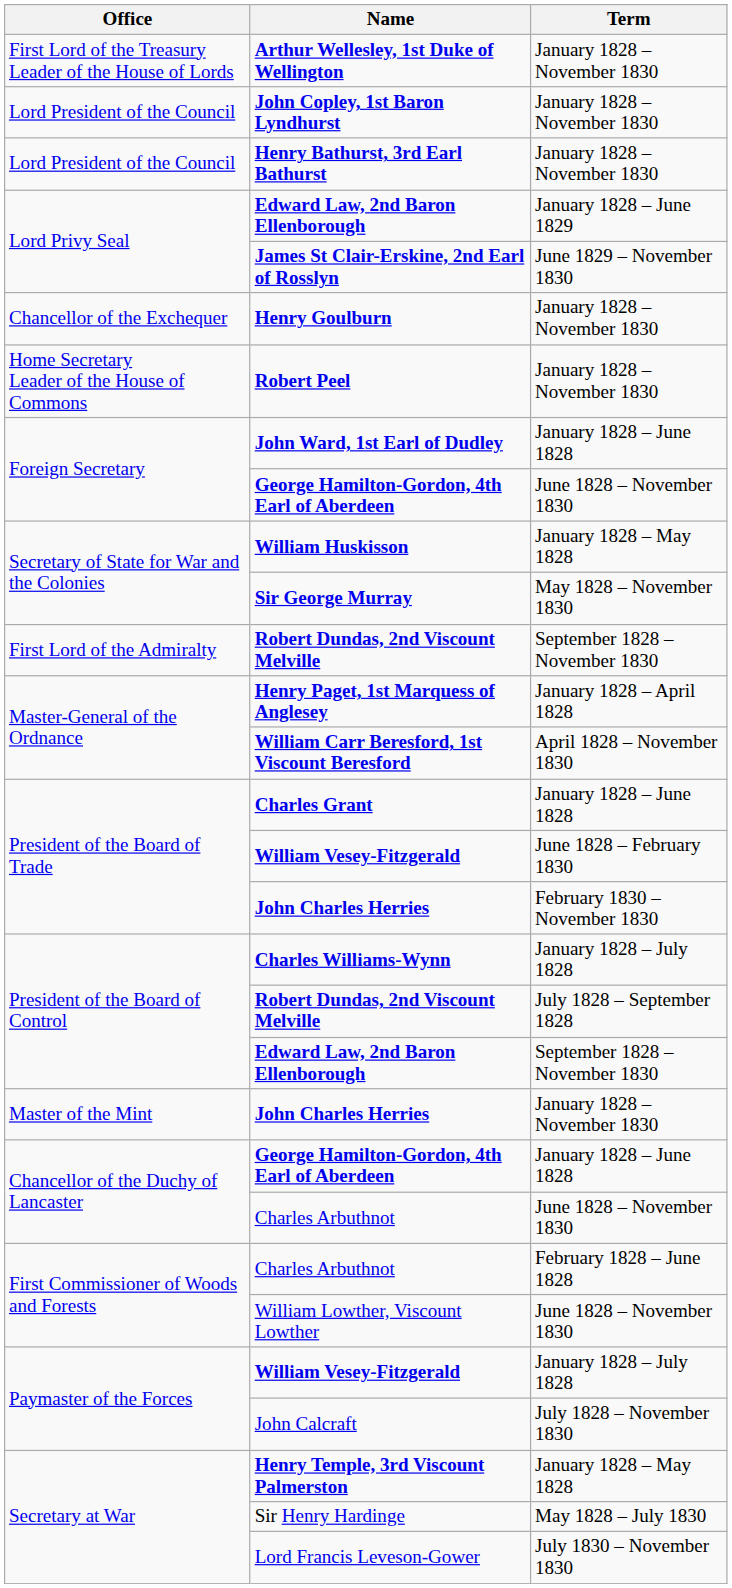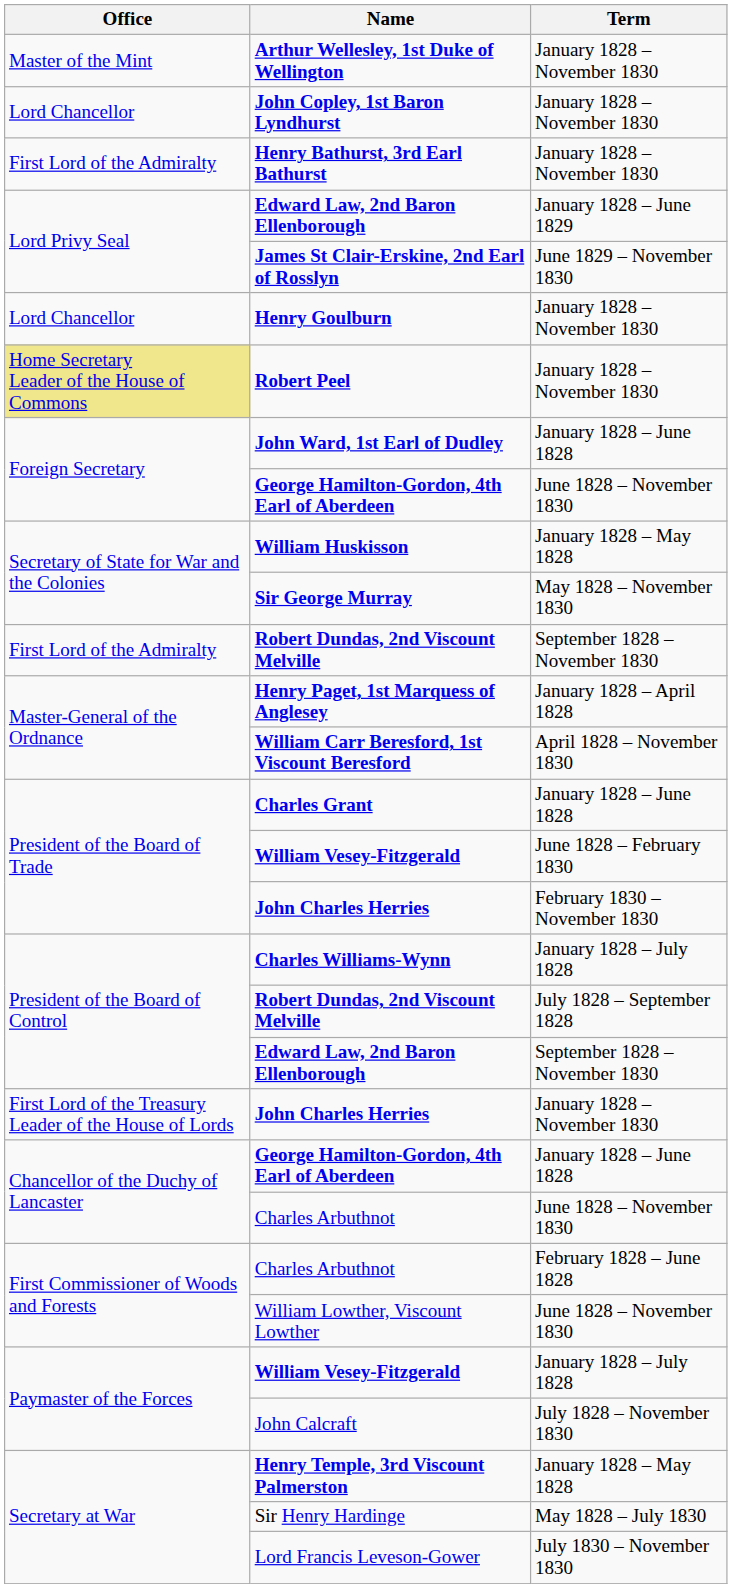(121, 60) First Lord of the Treasury Leader of the House of Lords -> (81, 60) Master of the Mint
(122, 112) Lord President of the Council -> (72, 112) Lord Chancellor
(122, 163) Lord President of the Council -> (113, 163) First Lord of the Admiralty
(118, 318) Chancellor of the Exchequer -> (72, 318) Lord Chancellor
(97, 380) no background -> (97, 380) khaki background
(81, 1114) Master of the Mint -> (121, 1114) First Lord of the Treasury Leader of the House of Lords
